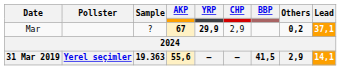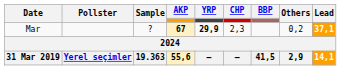(237, 29) 2,9 -> (237, 29) 2,3
(296, 29) bold -> (296, 29) normal
